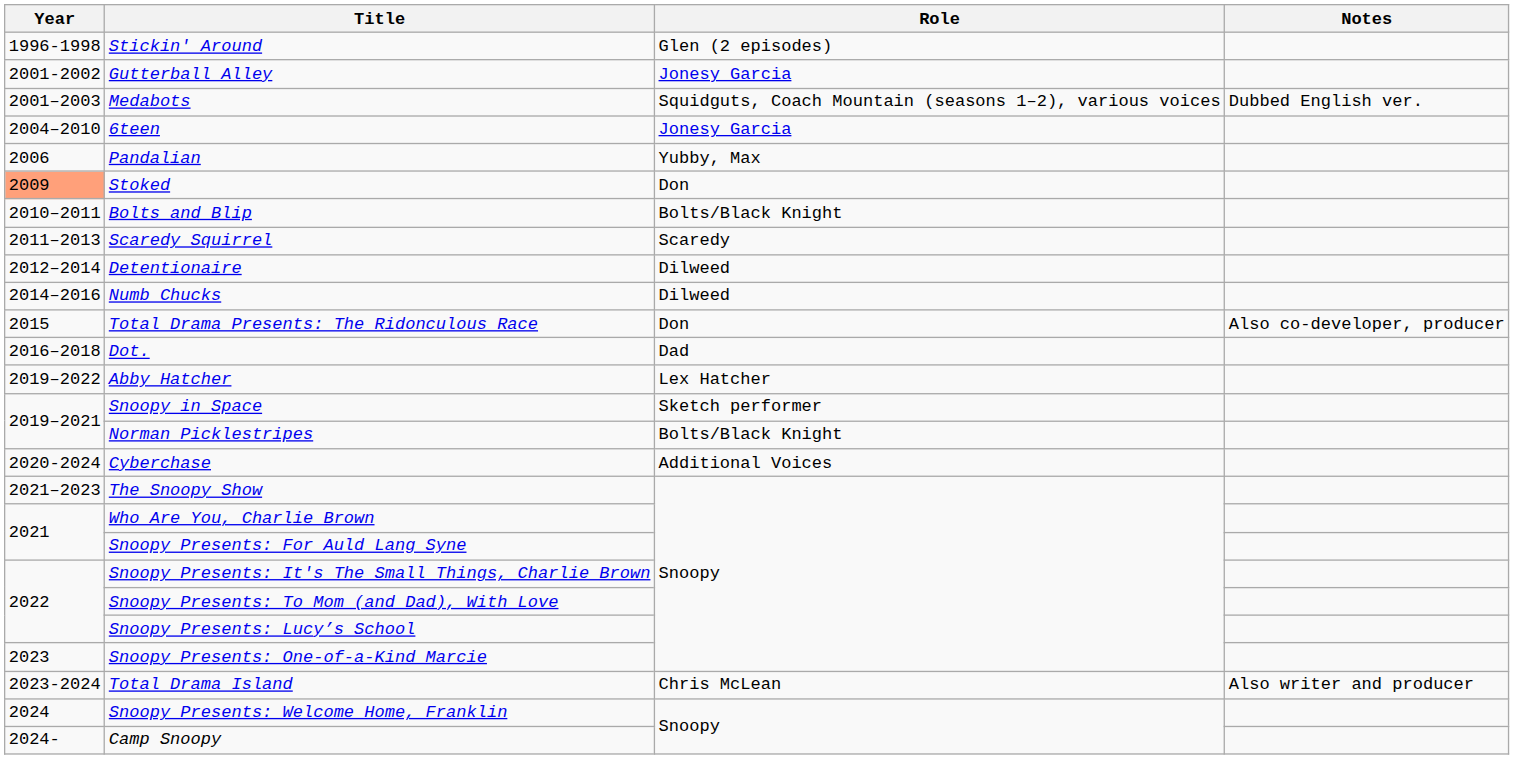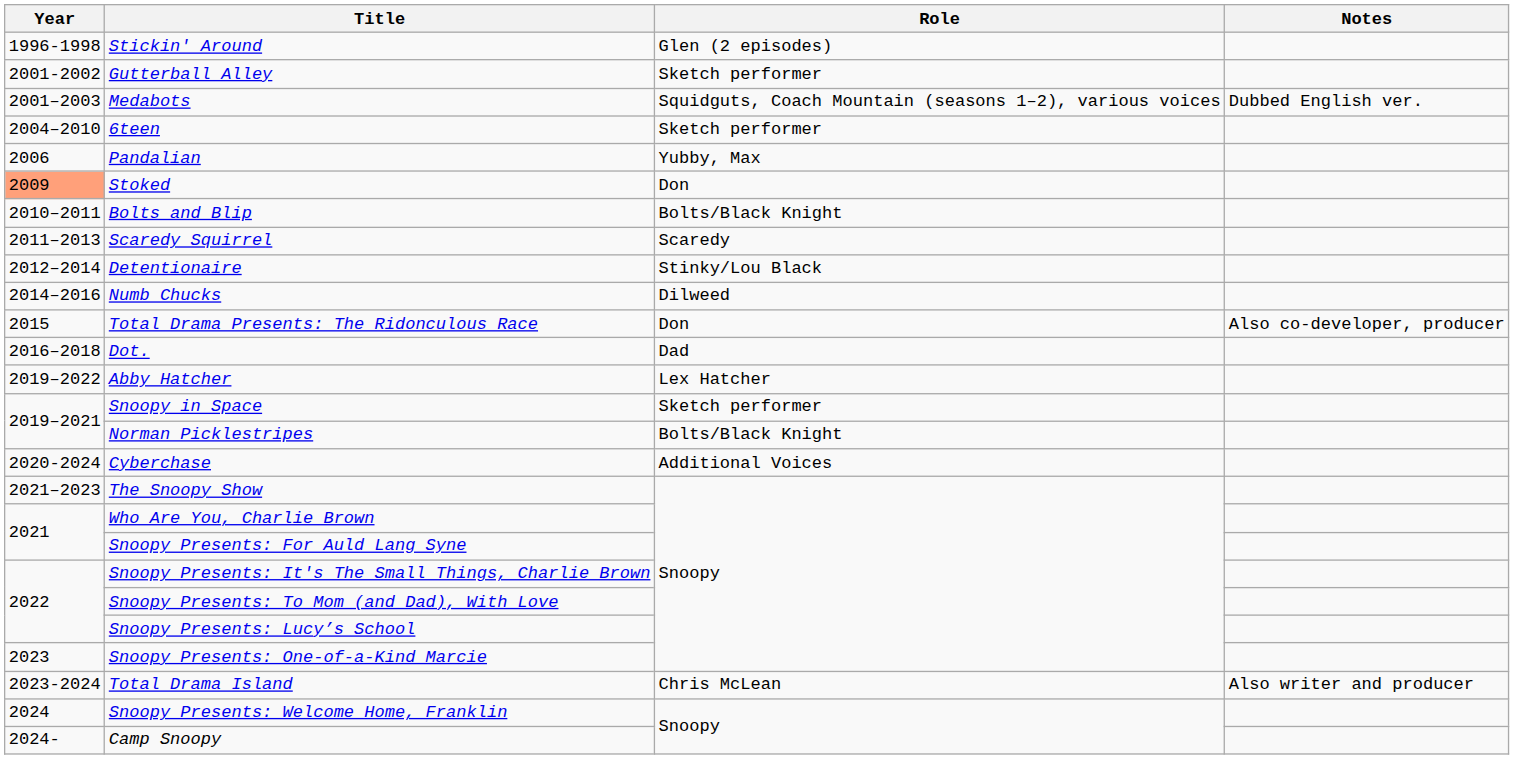(725, 74) Jonesy Garcia -> (740, 74) Sketch performer
(725, 130) Jonesy Garcia -> (740, 130) Sketch performer
(694, 268) Dilweed -> (740, 268) Stinky/Lou Black
